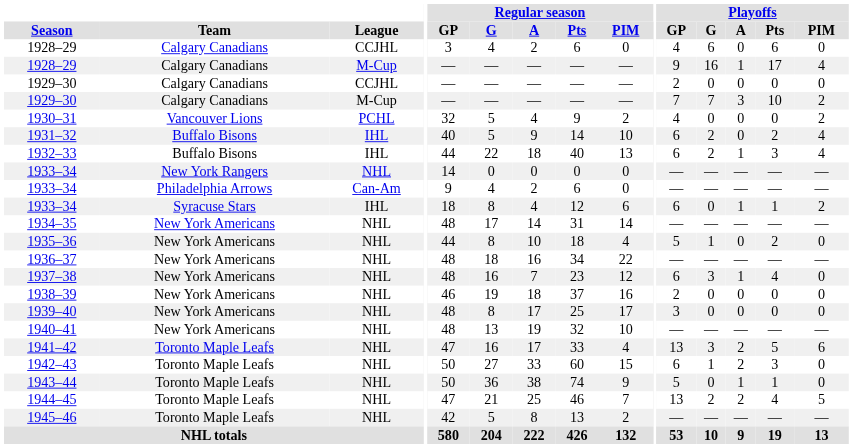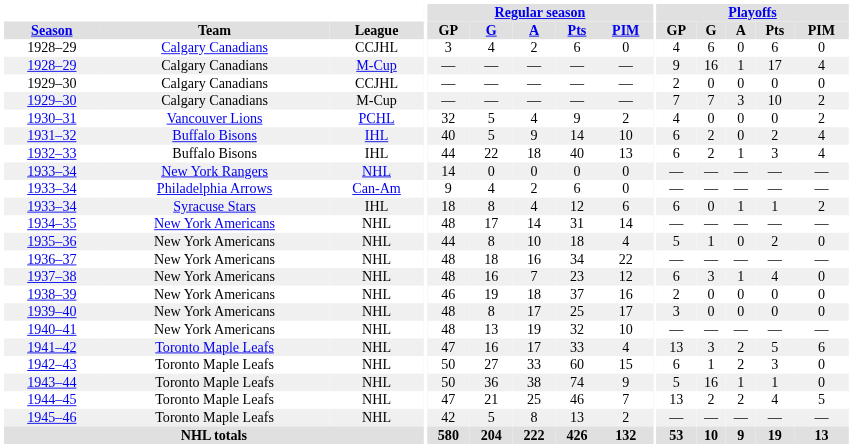(711, 382) 0 -> (711, 382) 16
